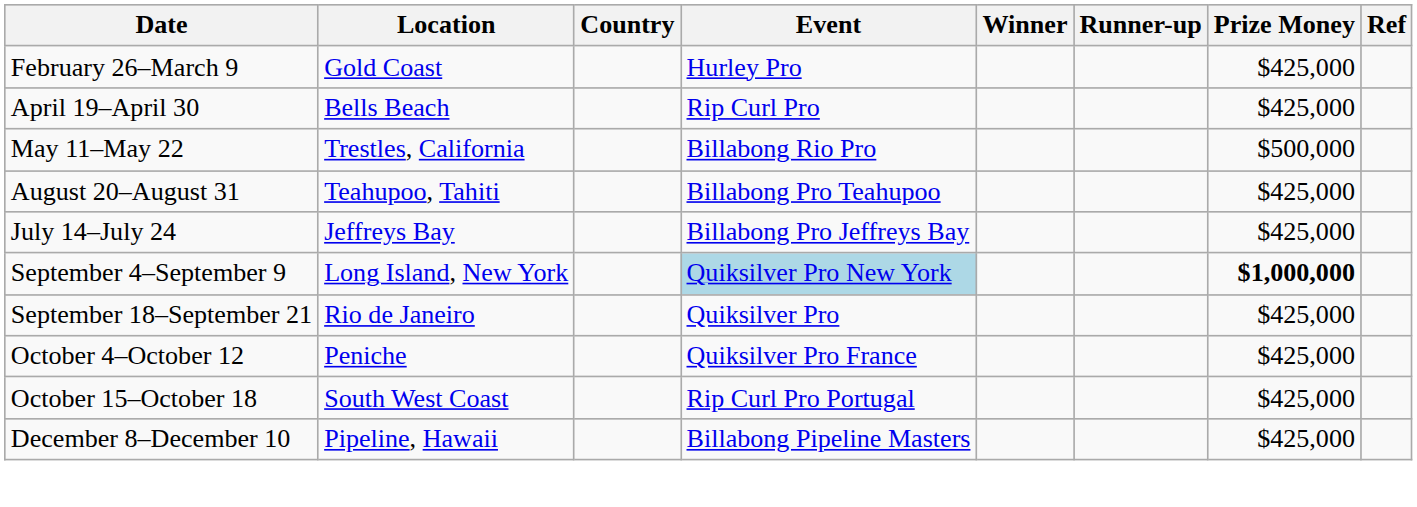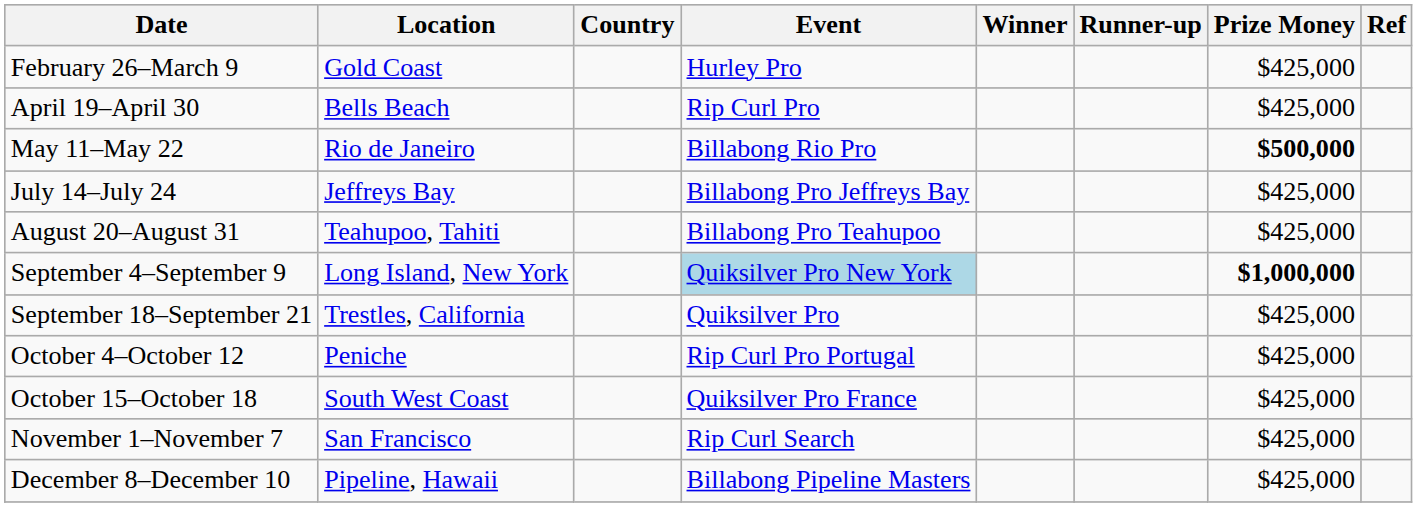(424, 149) Trestles, California -> (399, 149) Rio de Janeiro
(1306, 149) normal -> (1306, 149) bold
rows swapped: (93, 231) <-> (125, 190)
(399, 314) Rio de Janeiro -> (424, 314) Trestles, California
(802, 356) Quiksilver Pro France -> (801, 356) Rip Curl Pro Portugal
(801, 397) Rip Curl Pro Portugal -> (802, 397) Quiksilver Pro France
+ row: (147, 438)
